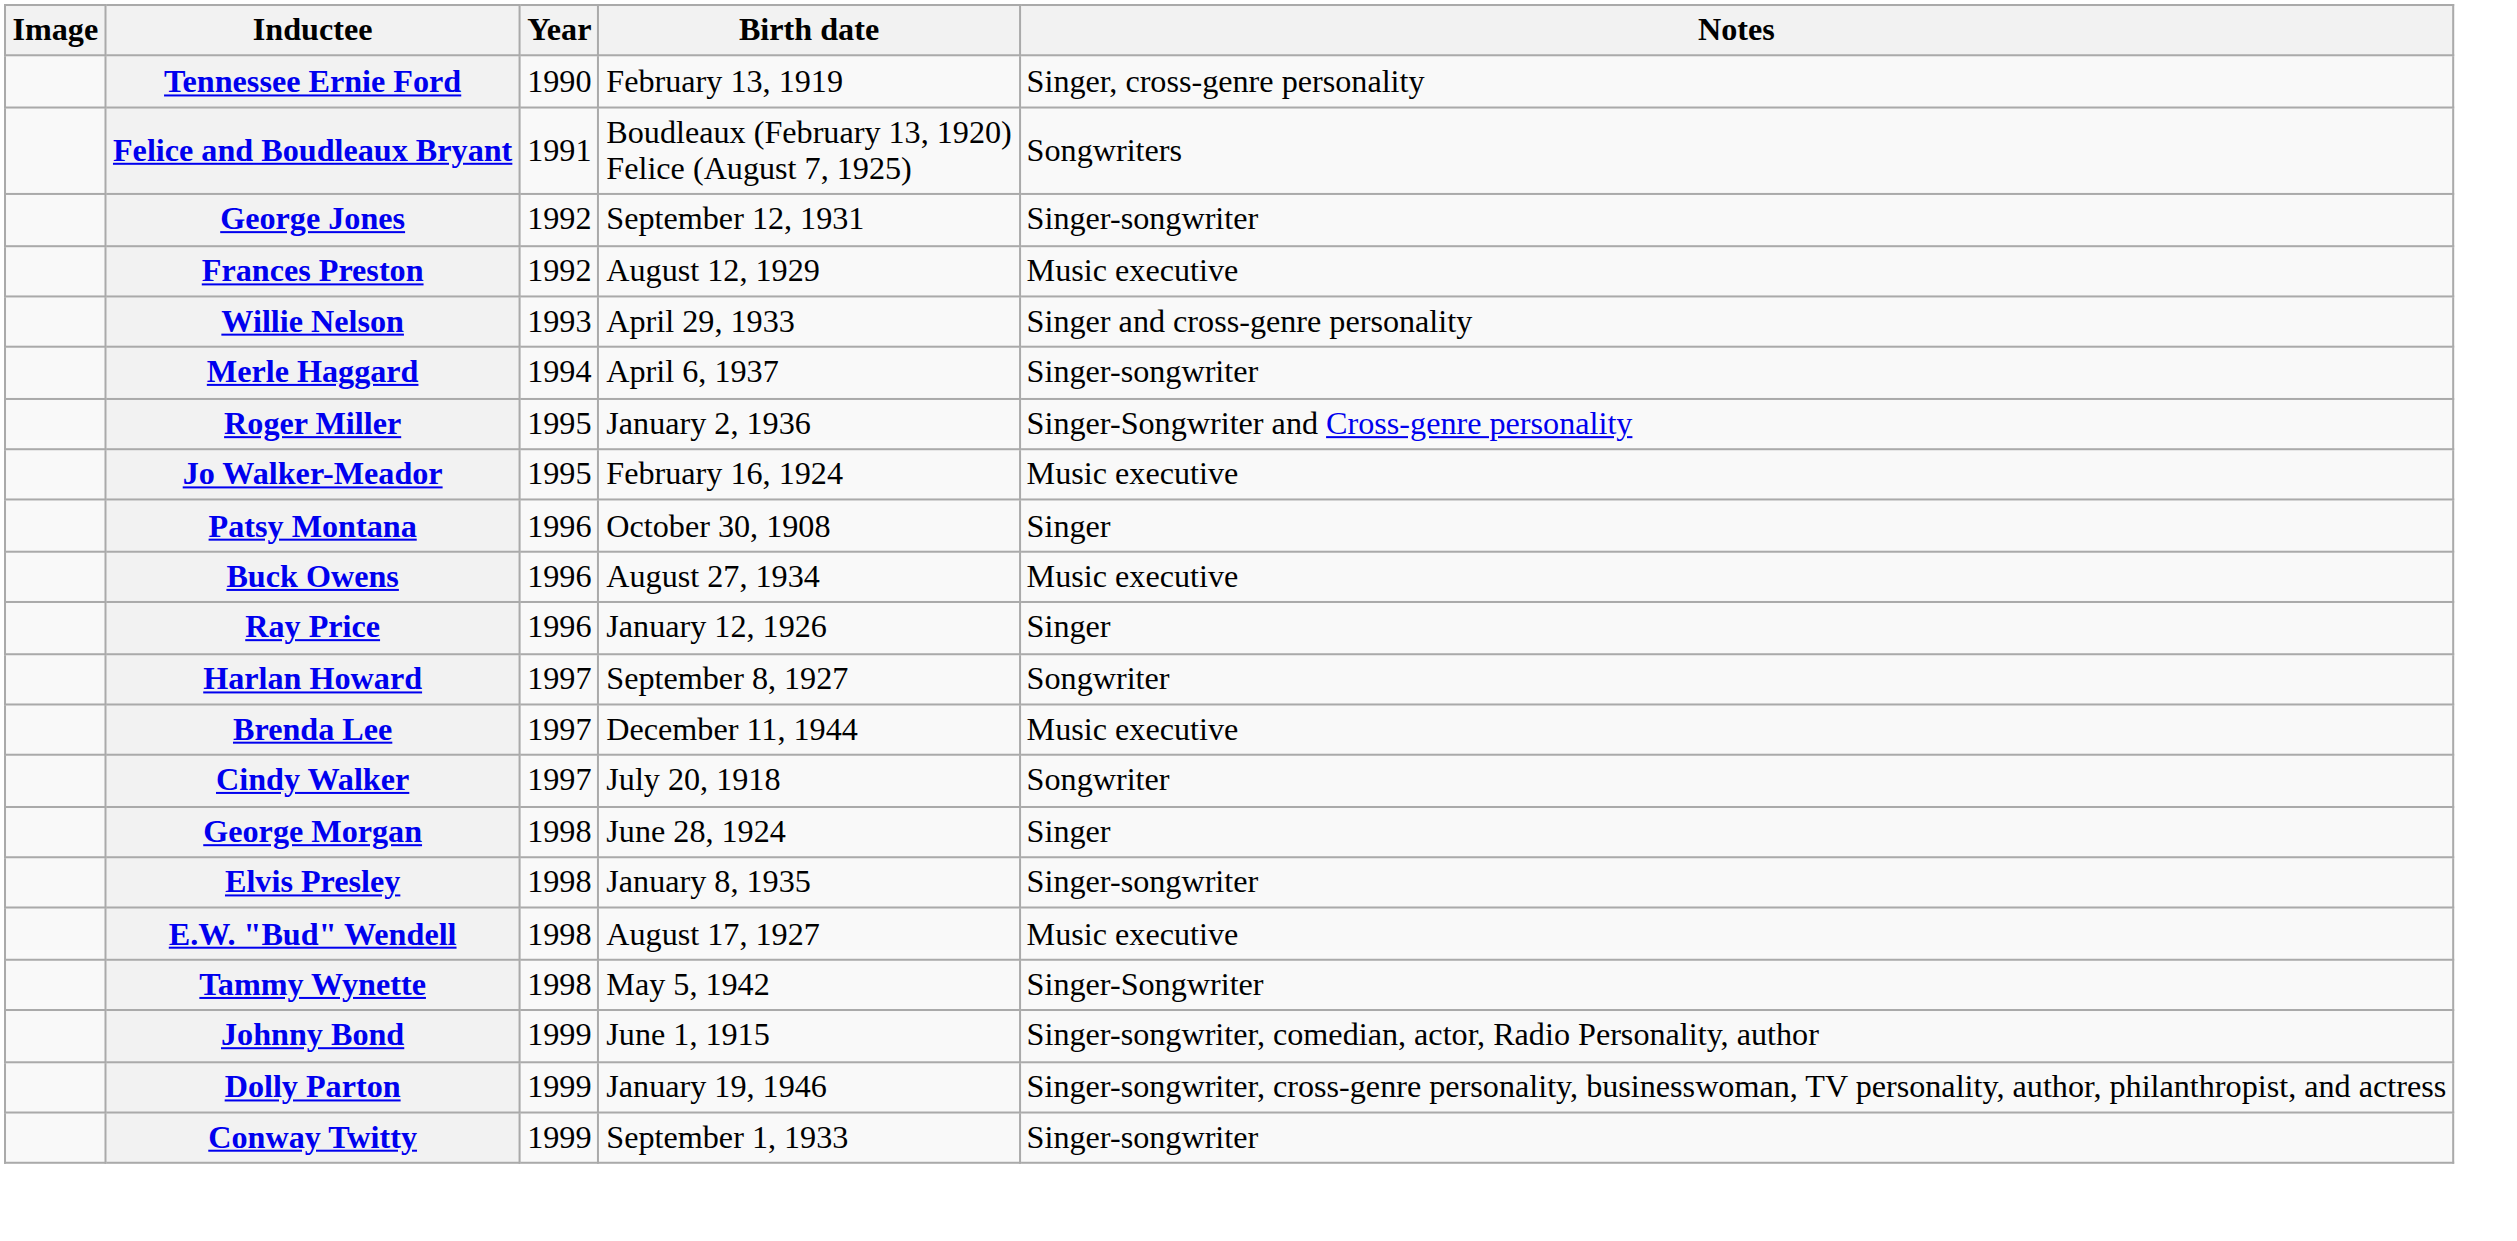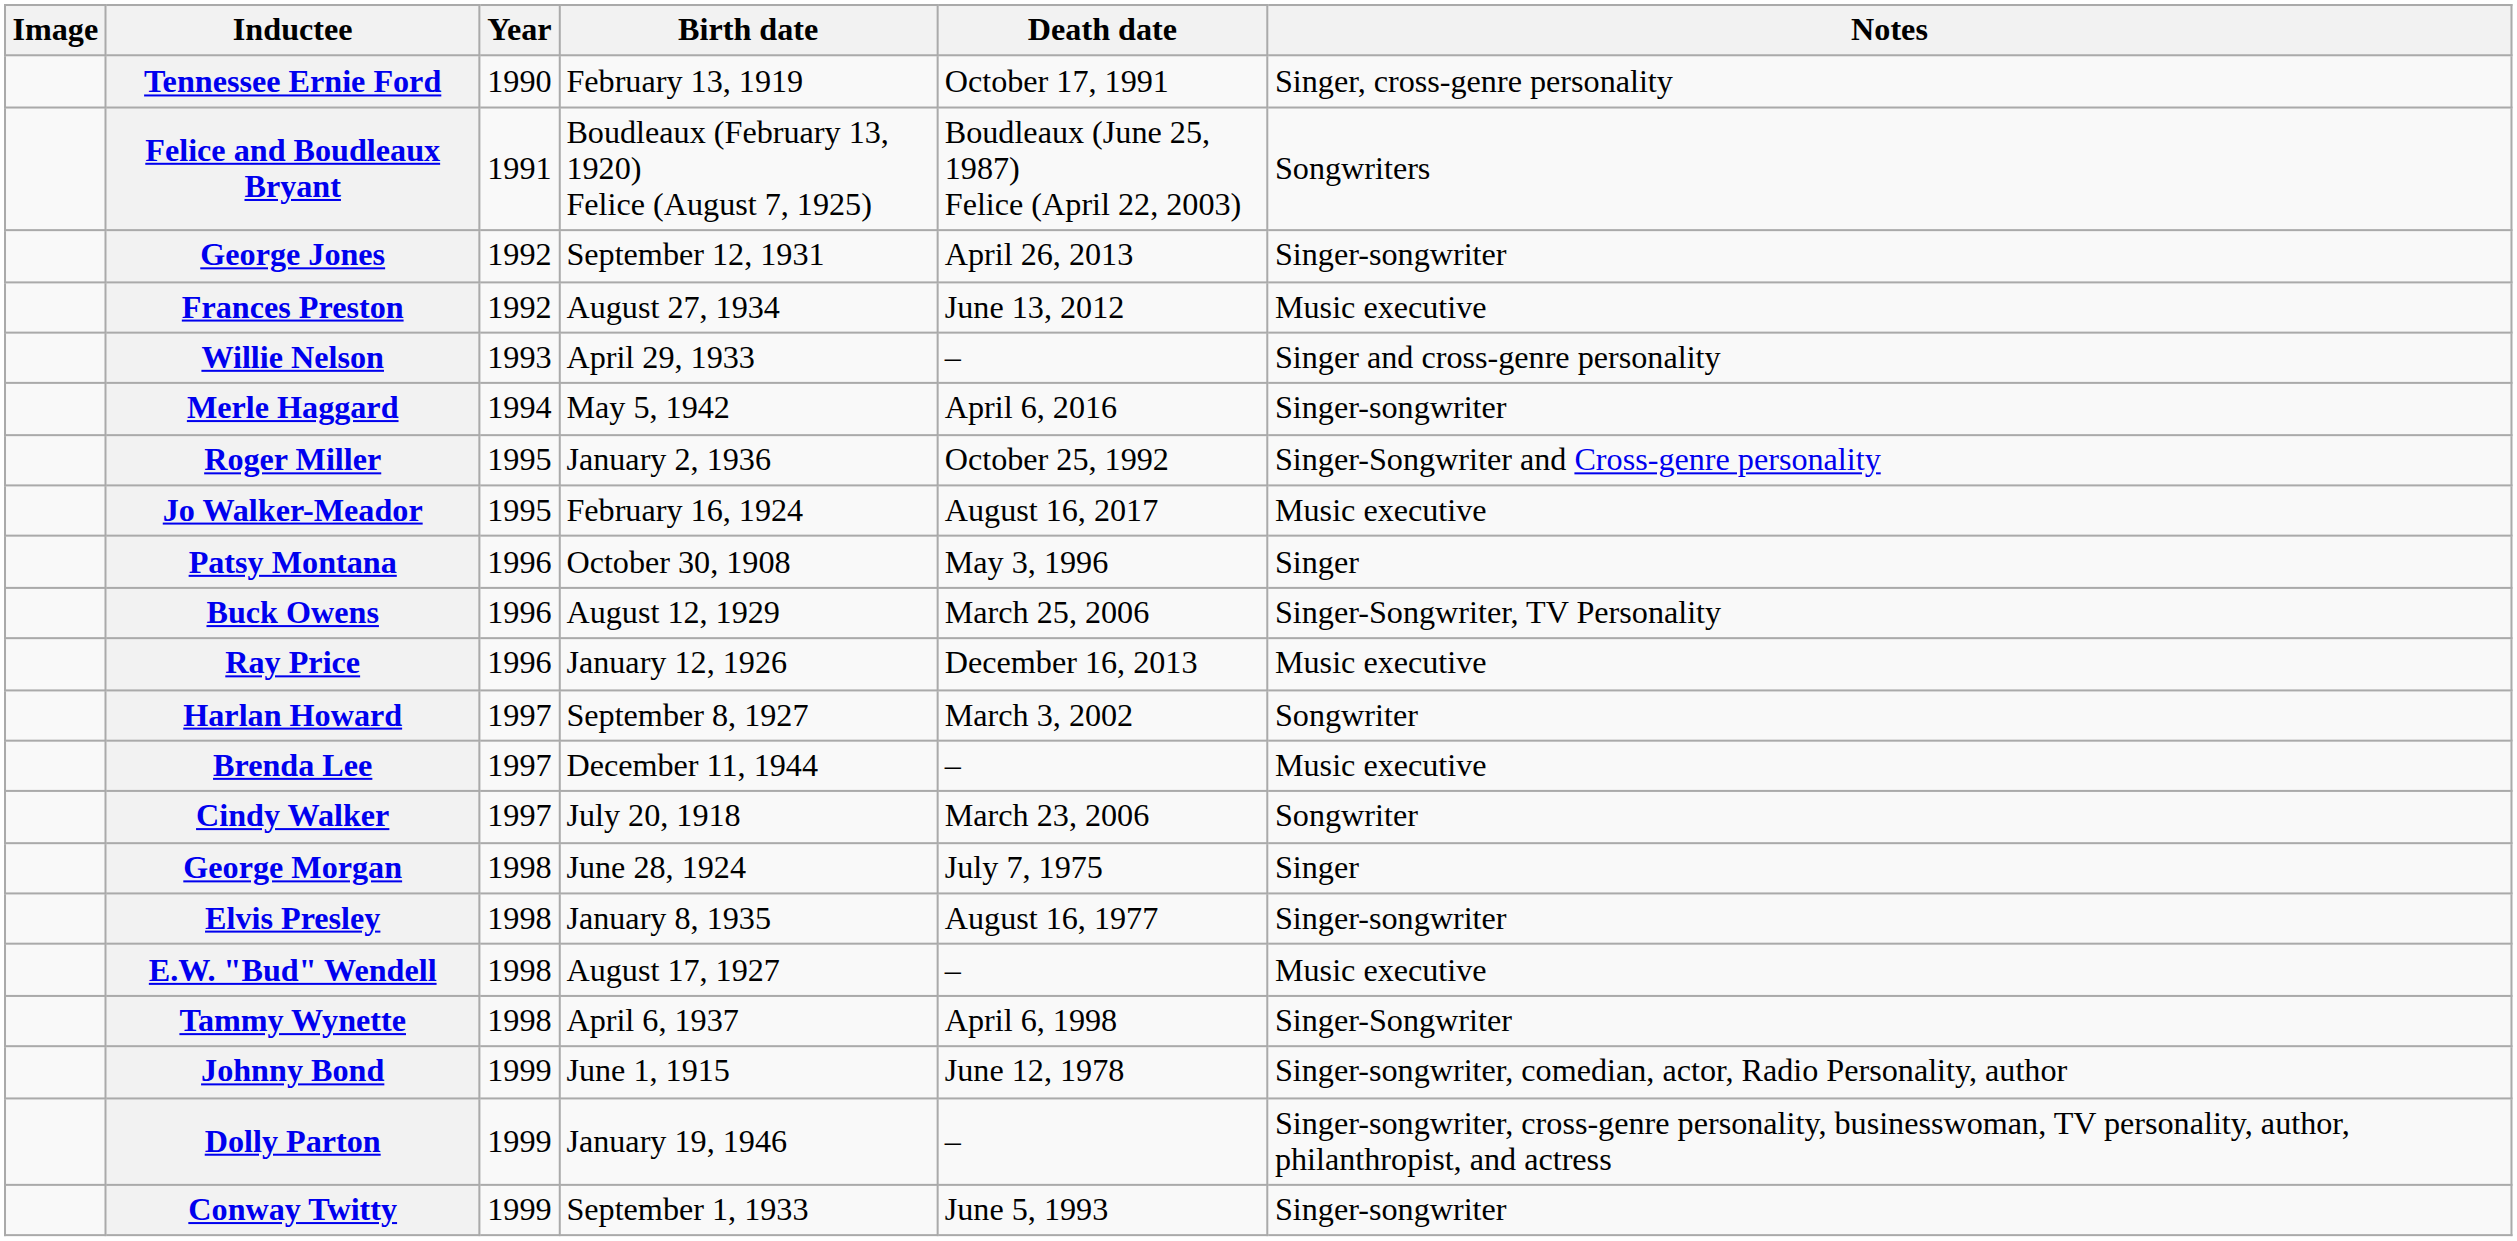+ column: (1102, 30)
(713, 270) August 12, 1929 -> (673, 306) August 27, 1934
(693, 372) April 6, 1937 -> (648, 408) May 5, 1942
(713, 576) August 27, 1934 -> (673, 612) August 12, 1929
(1132, 576) Music executive -> (1498, 612) Singer-Songwriter, TV Personality
(1069, 627) Singer -> (1381, 663) Music executive
(688, 984) May 5, 1942 -> (653, 1020) April 6, 1937
